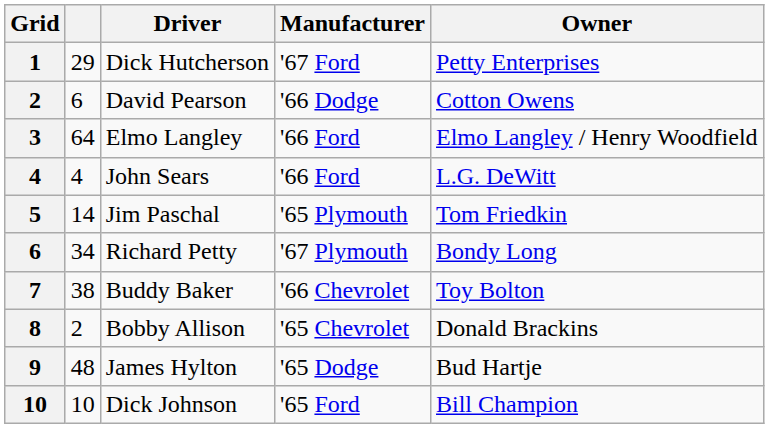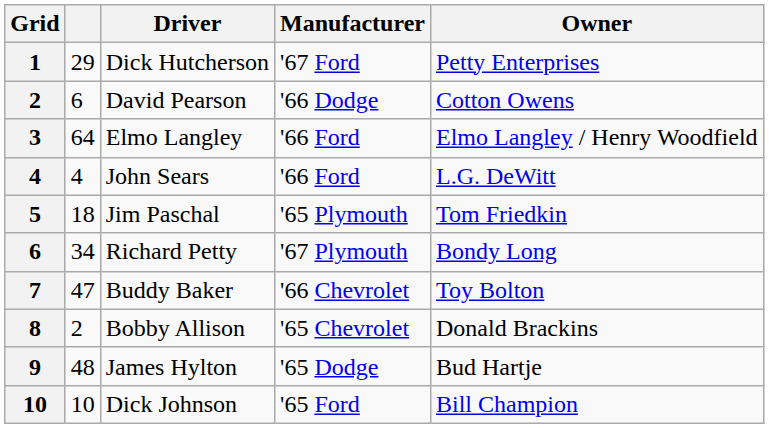(83, 213) 14 -> (83, 213) 18
(83, 289) 38 -> (83, 289) 47
